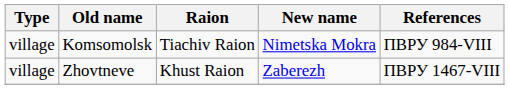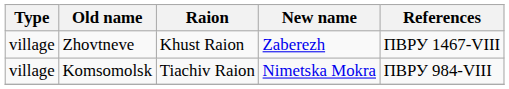rows swapped: (107, 44) <-> (98, 71)
